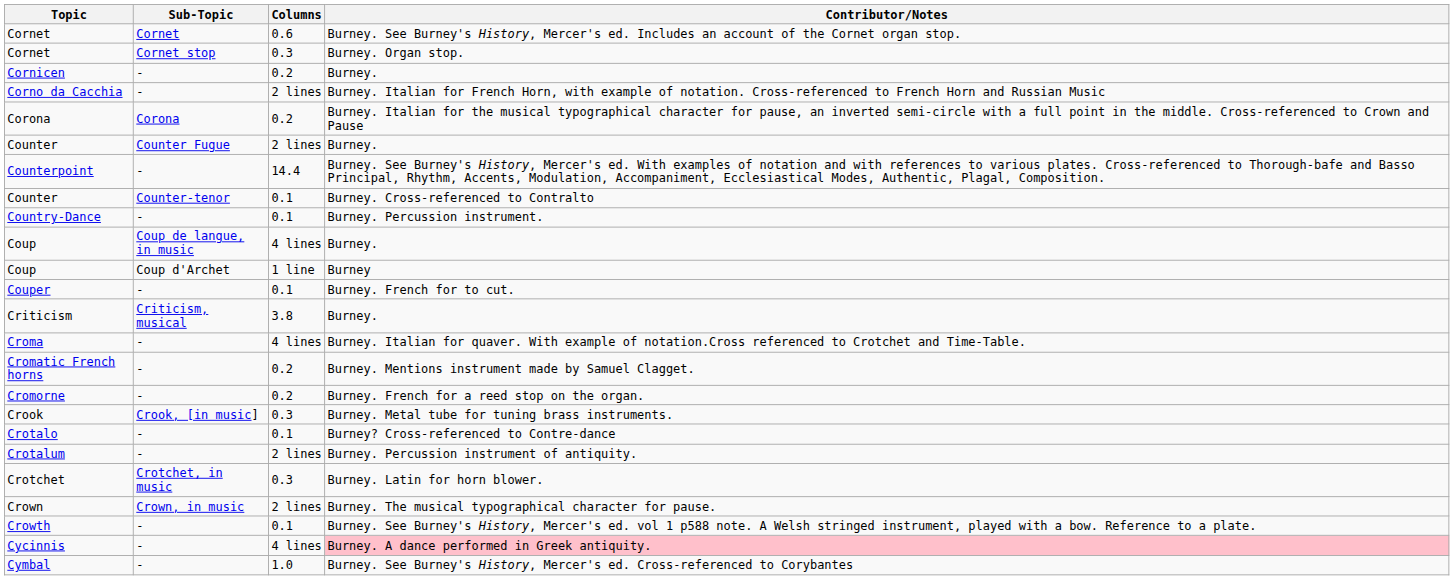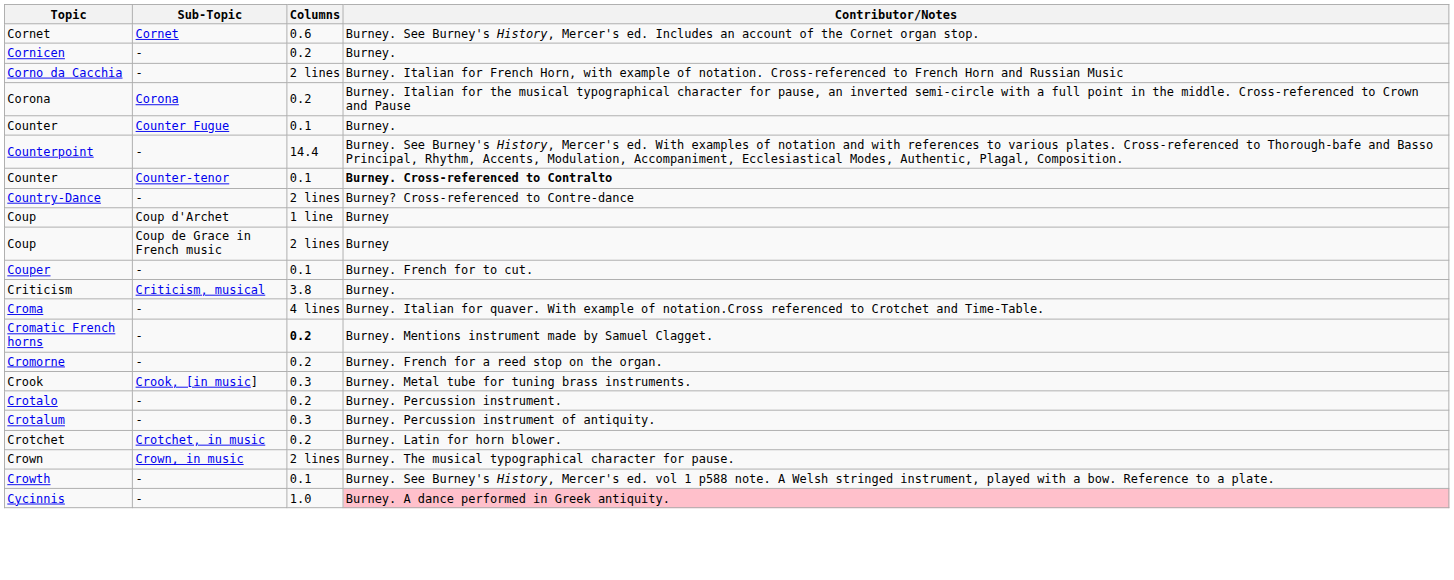- row: (29, 53)
(297, 145) 2 lines -> (301, 125) 0.1
(461, 198) normal -> (479, 178) bold
(282, 217) 0.1 -> (315, 198) 2 lines
(435, 217) Burney. Percussion instrument. -> (490, 198) Burney? Cross-referenced to Contre-dance
- row: (22, 244)
+ row: (22, 244)
(282, 369) normal -> (301, 335) bold
(282, 434) 0.1 -> (301, 401) 0.2
(471, 434) Burney? Cross-referenced to Contre-dance -> (454, 401) Burney. Percussion instrument.
(297, 454) 2 lines -> (301, 420) 0.3
(282, 480) 0.3 -> (301, 440) 0.2
(297, 545) 4 lines -> (301, 498) 1.0
- row: (29, 565)
